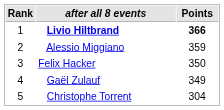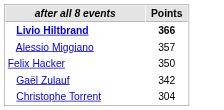- column: (20, 13)
(197, 47) 359 -> (167, 47) 357
(197, 80) 349 -> (167, 80) 342
